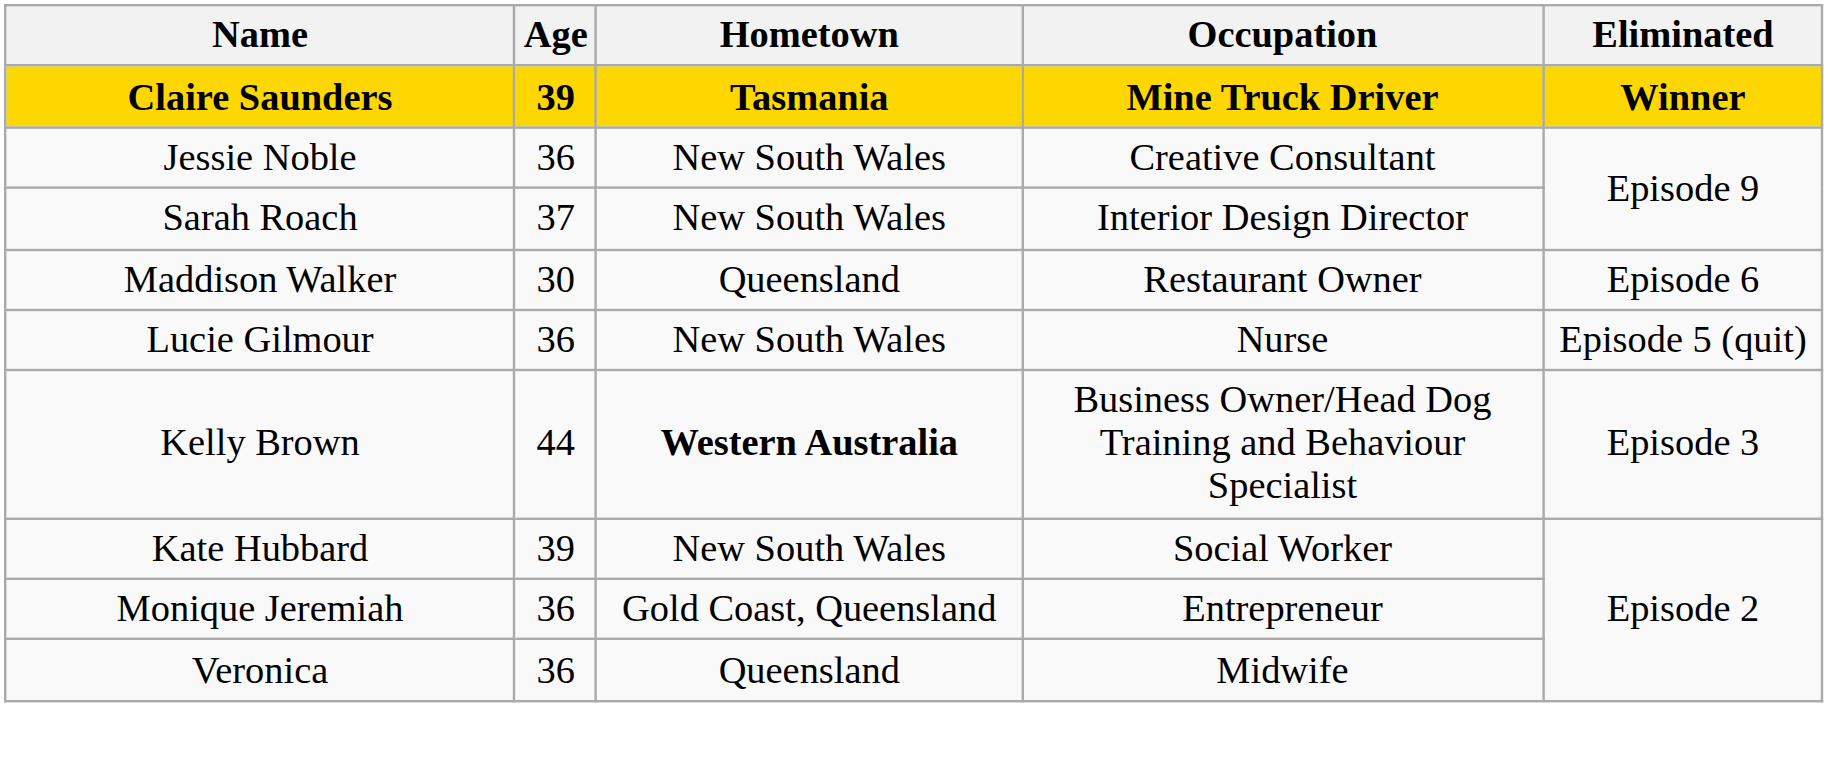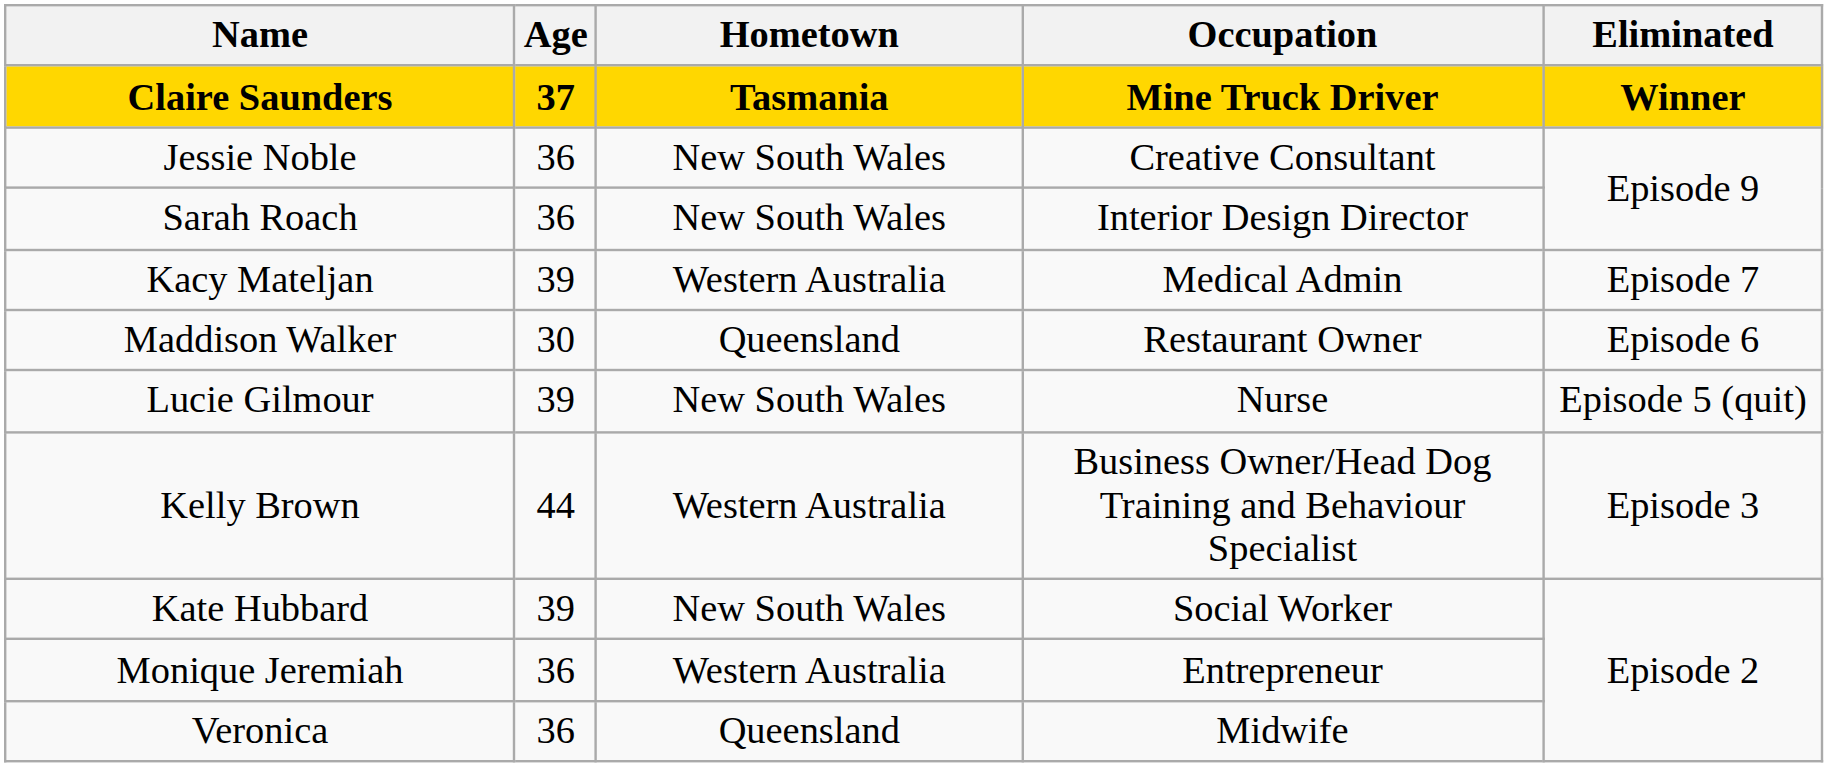(556, 95) 39 -> (556, 95) 37
(556, 217) 37 -> (556, 217) 36
+ row: (260, 278)
(556, 339) 36 -> (556, 400) 39
(809, 443) bold -> (809, 504) normal
(809, 608) Gold Coast, Queensland -> (809, 669) Western Australia
